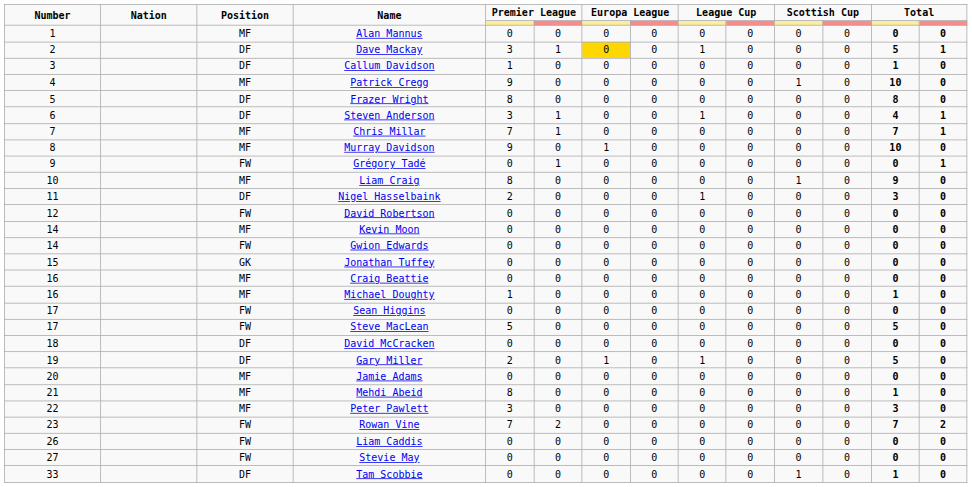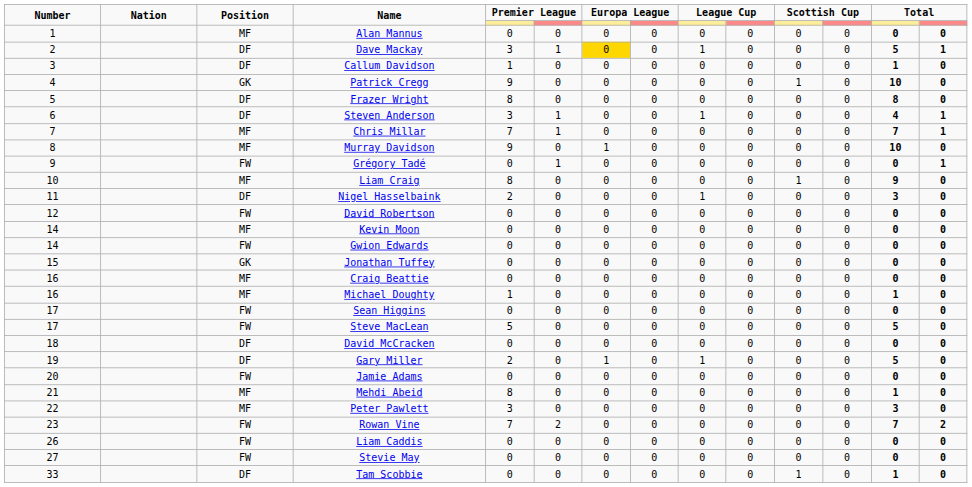(245, 83) MF -> (245, 83) GK
(245, 376) MF -> (245, 376) FW
